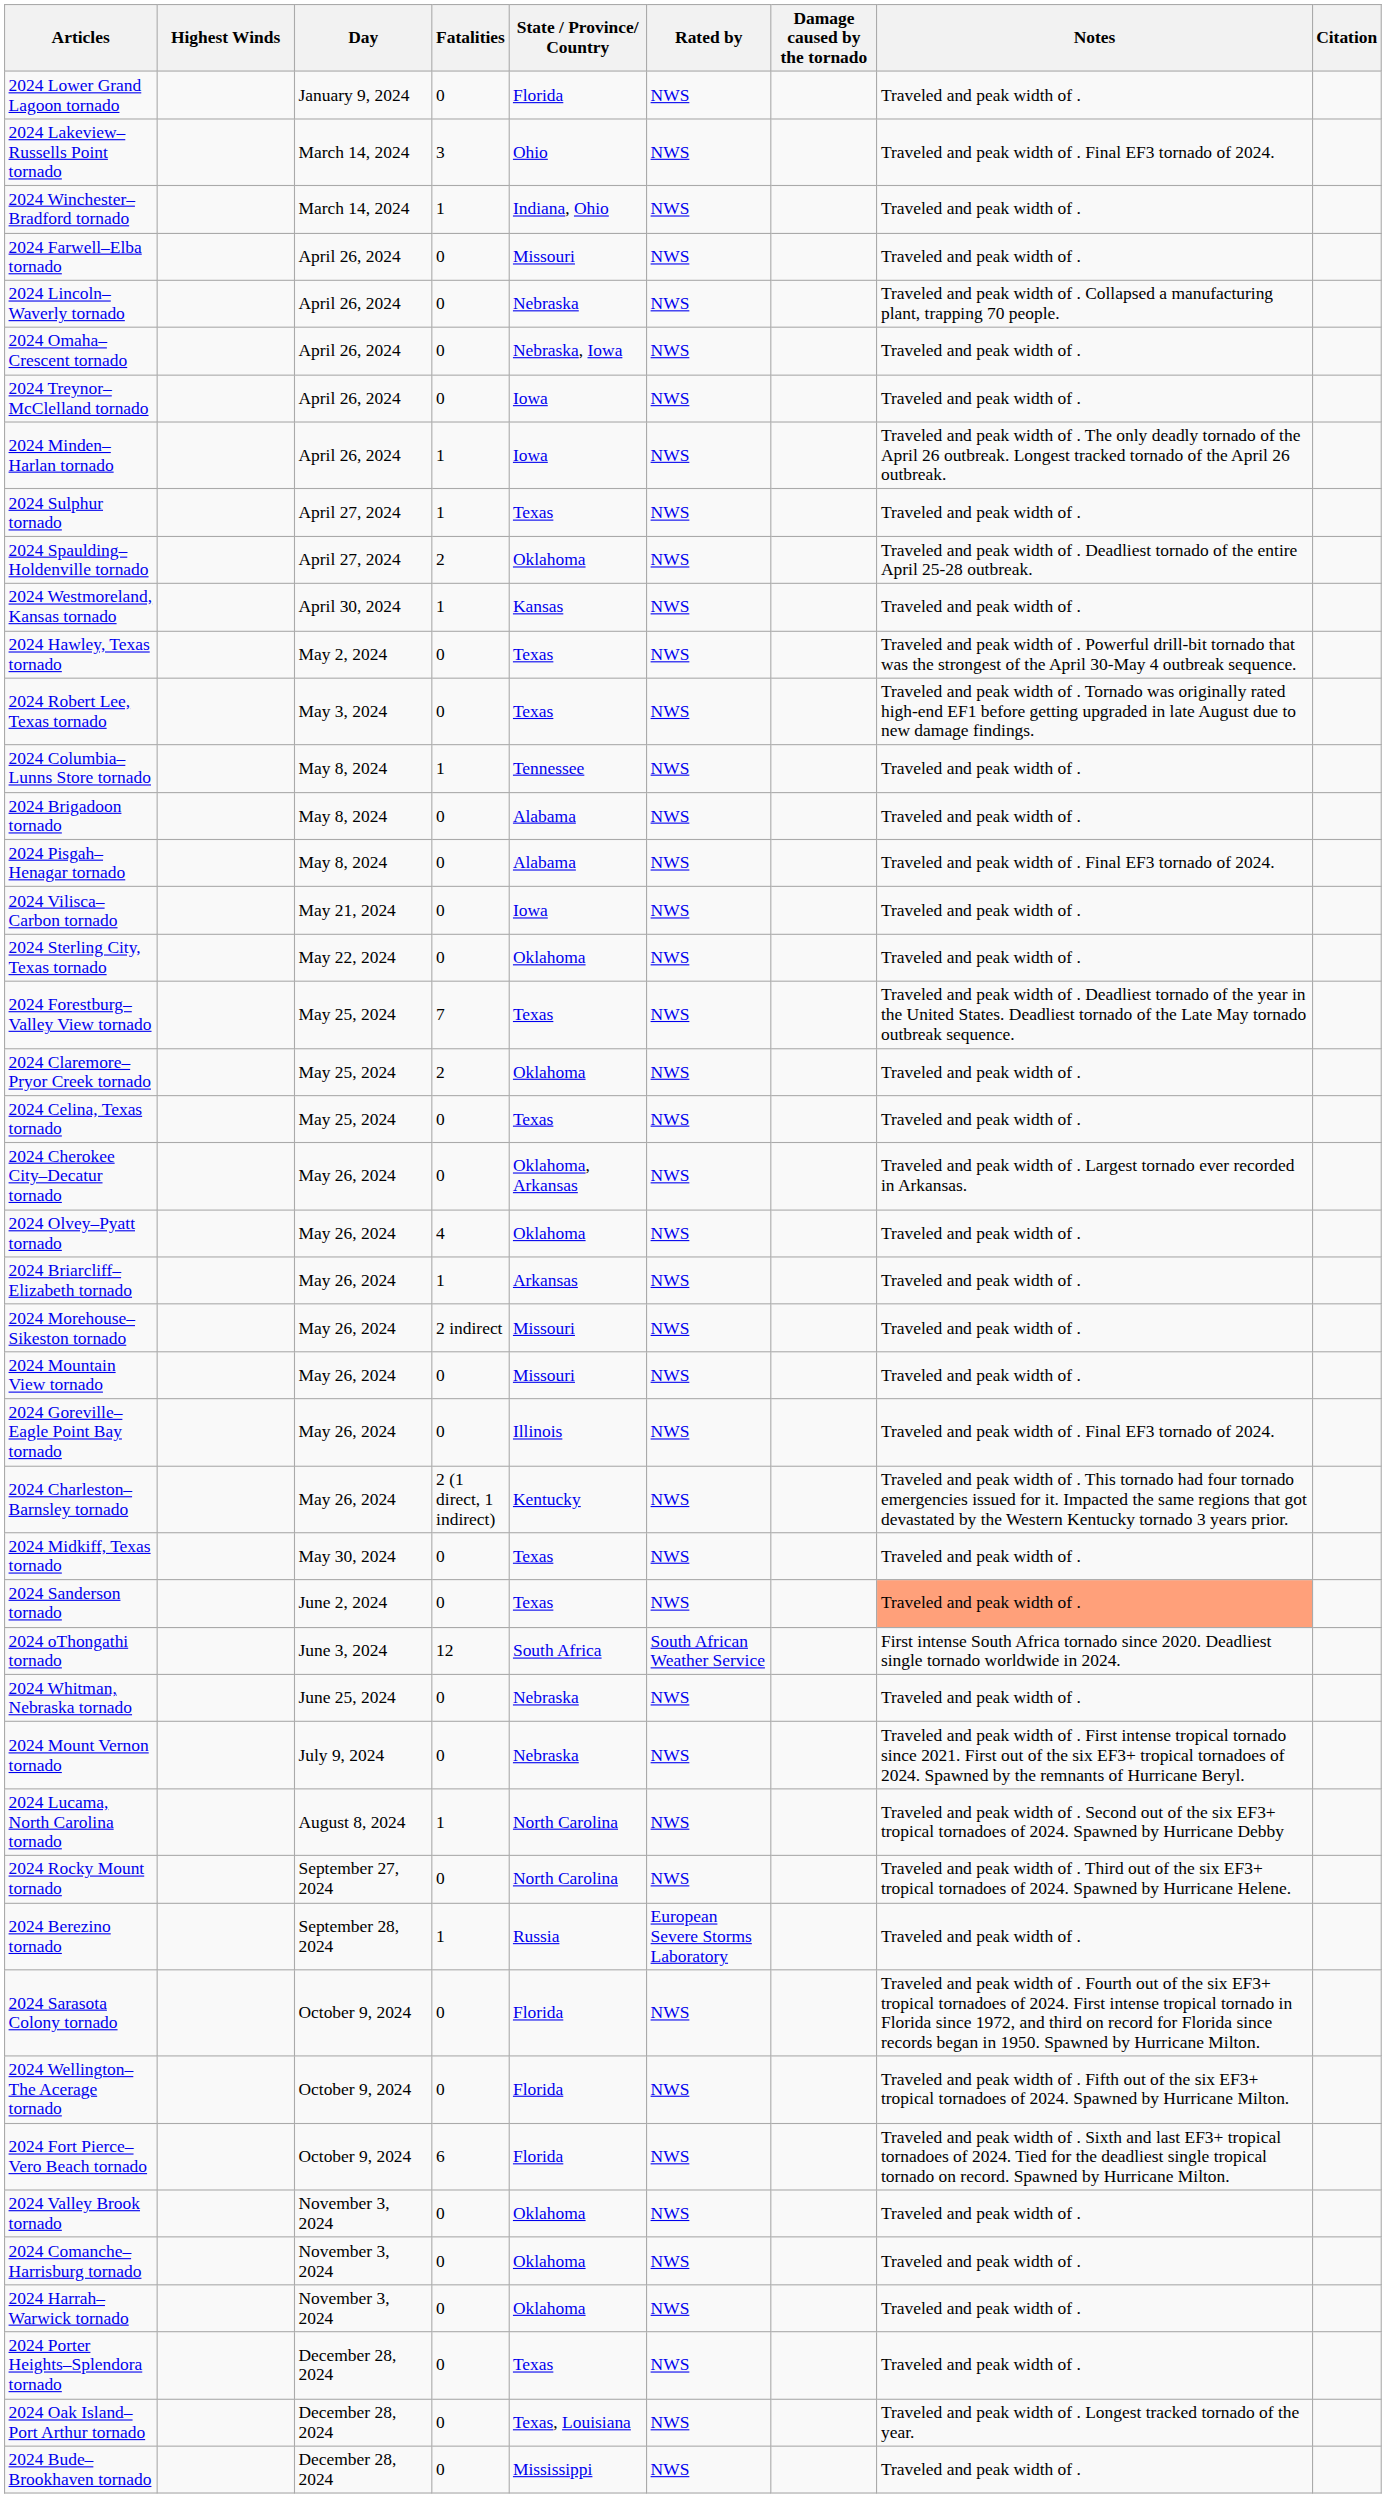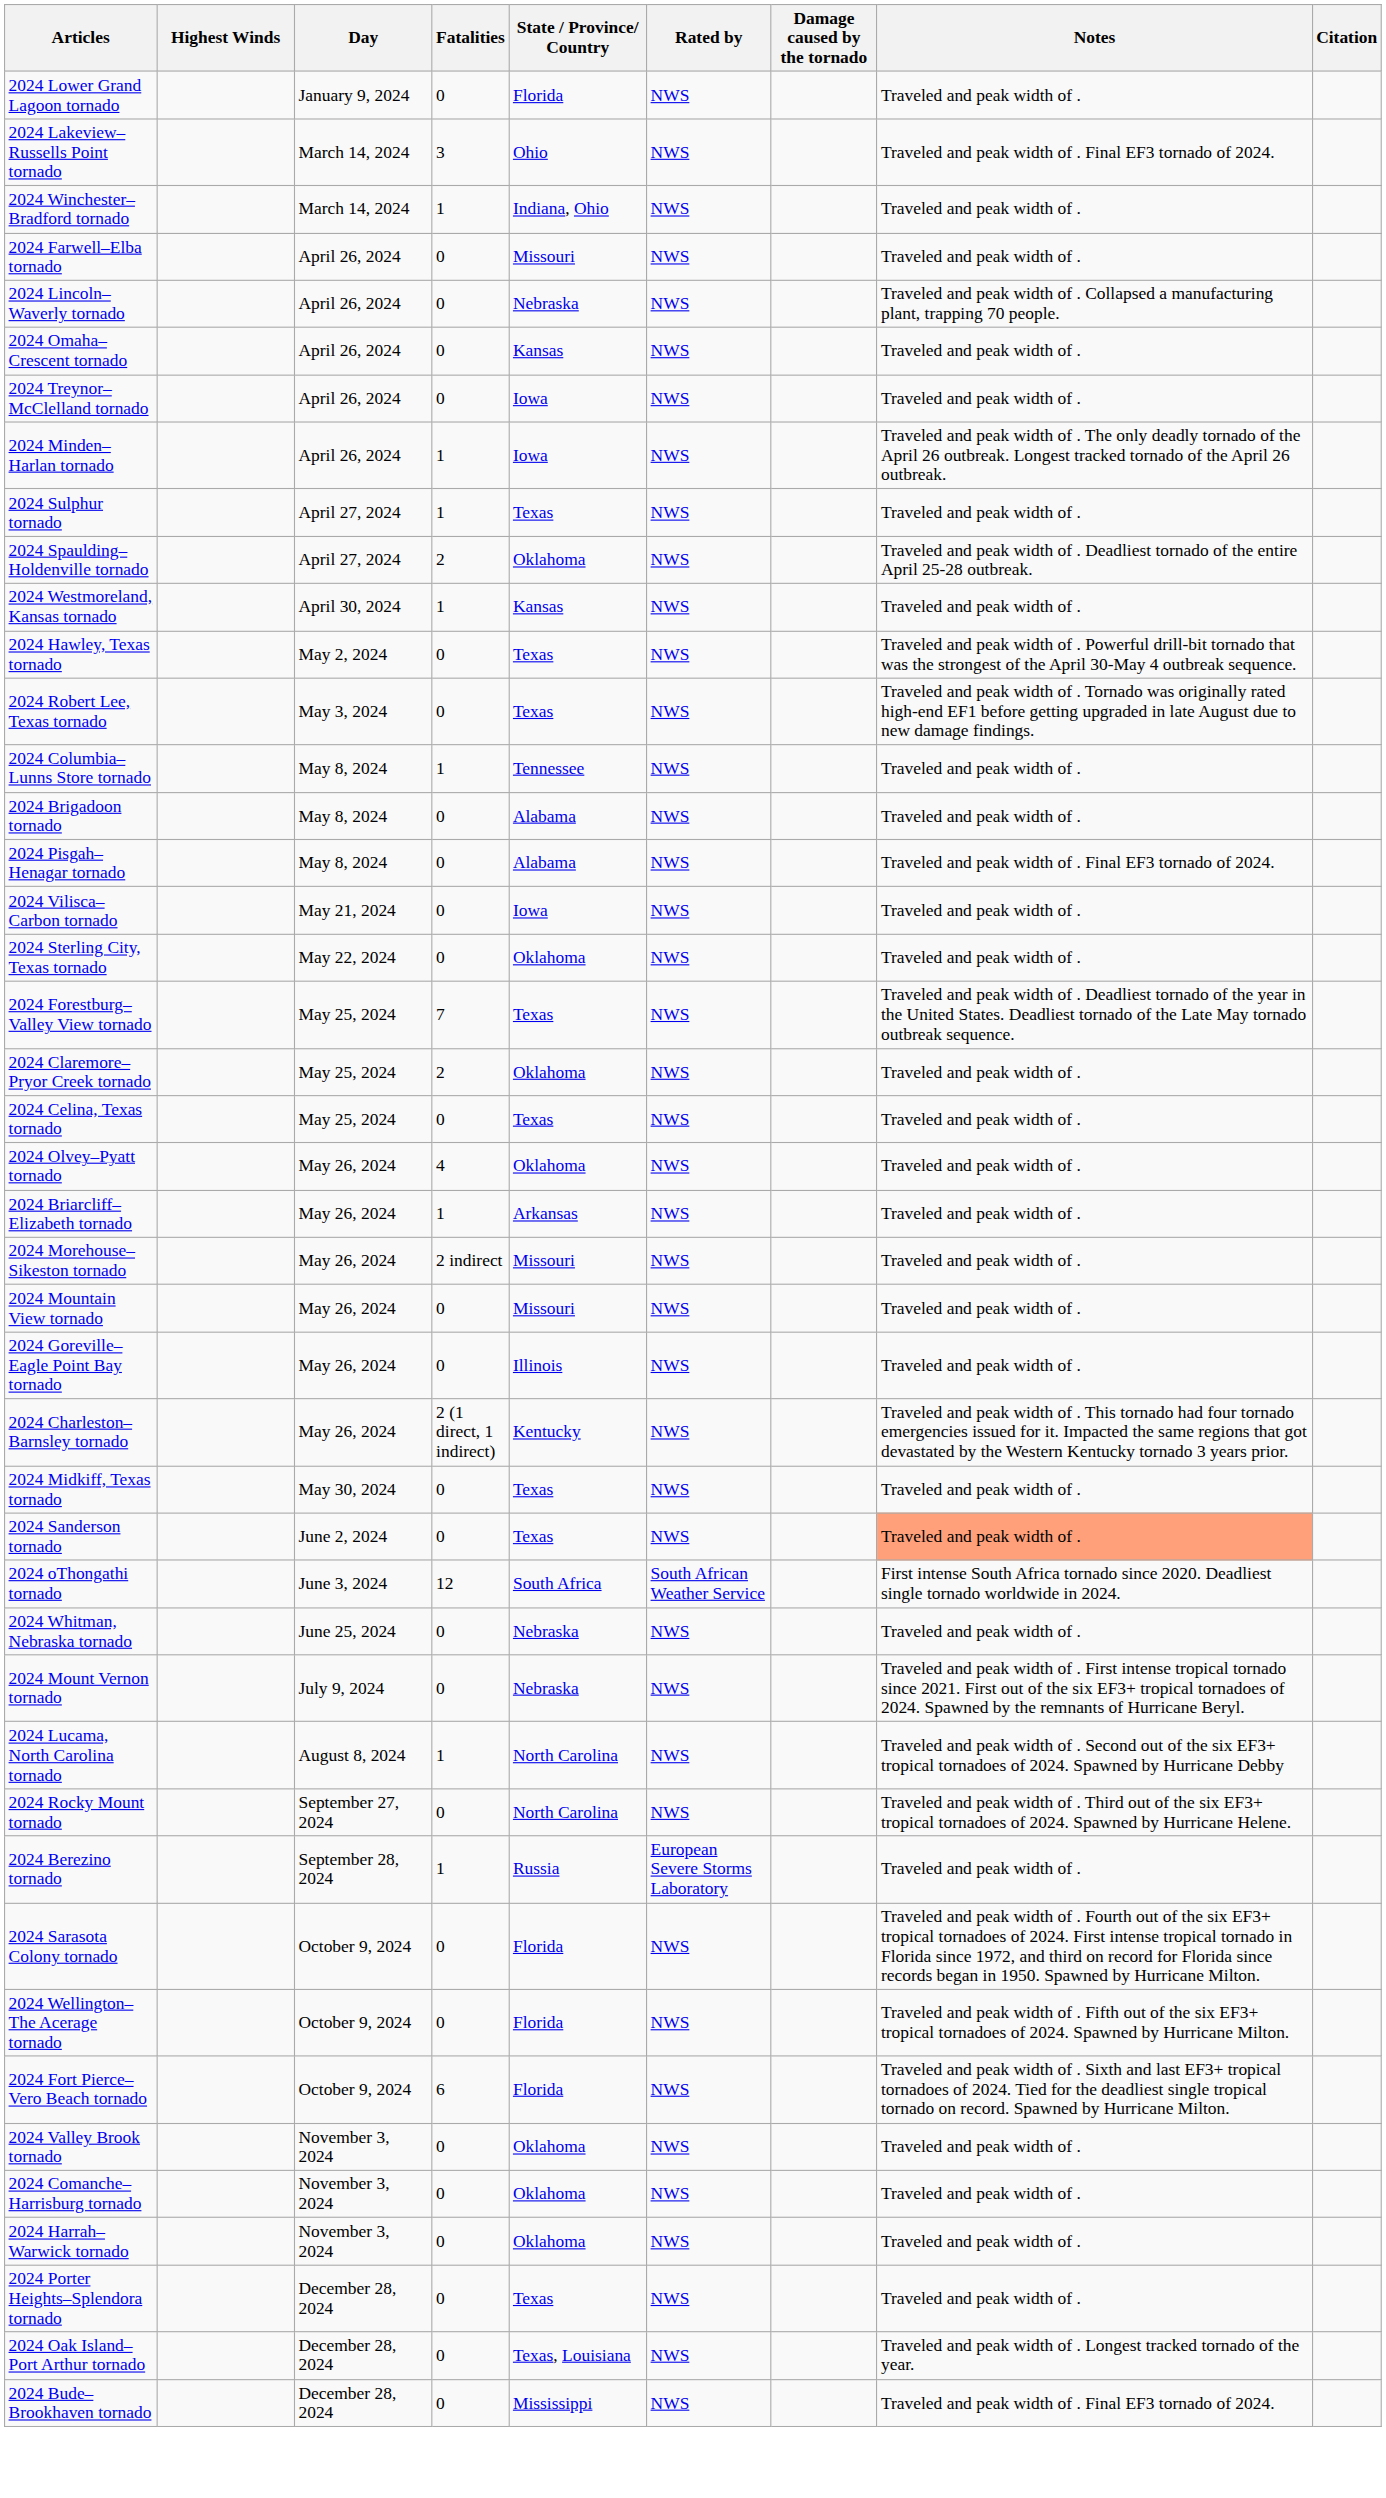(568, 351) Nebraska, Iowa -> (538, 351) Kansas
- row: (62, 1176)
(1078, 1432) Traveled and peak width of . Final EF3 tornado of 2024. -> (981, 1365) Traveled and peak width of .
(981, 2469) Traveled and peak width of . -> (1078, 2402) Traveled and peak width of . Final EF3 tornado of 2024.
